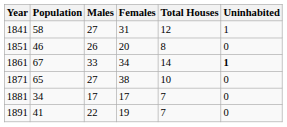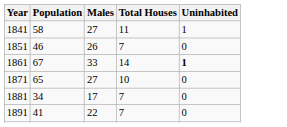- column: (137, 12)
(166, 29) 12 -> (124, 29) 11
(163, 46) 8 -> (121, 46) 7
